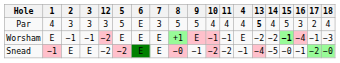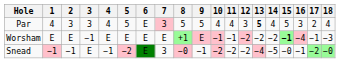columns swapped: (243, 11) <-> (106, 11)
(159, 24) no background -> (164, 24) pink background
(71, 38) −1 -> (71, 38) E
(71, 51) E -> (71, 51) −1
(159, 51) E -> (164, 51) 3
